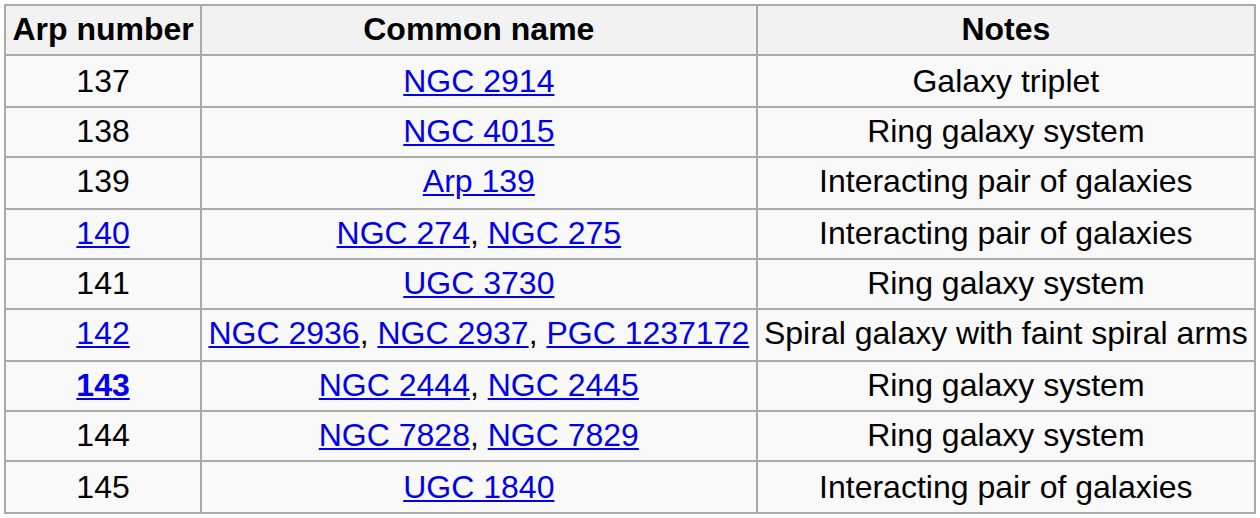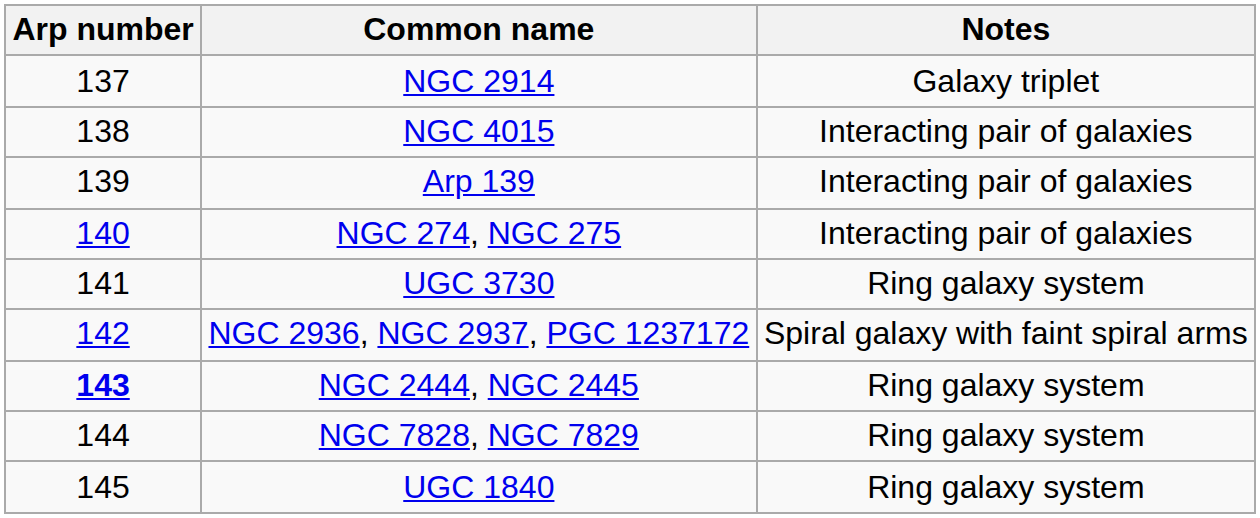(1006, 131) Ring galaxy system -> (1006, 131) Interacting pair of galaxies
(1006, 486) Interacting pair of galaxies -> (1006, 486) Ring galaxy system
